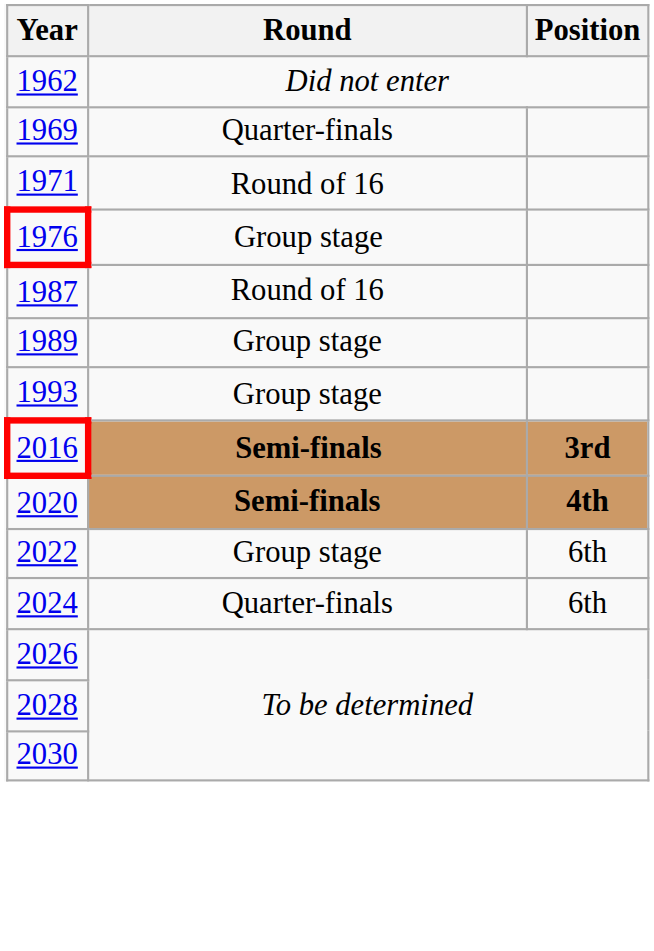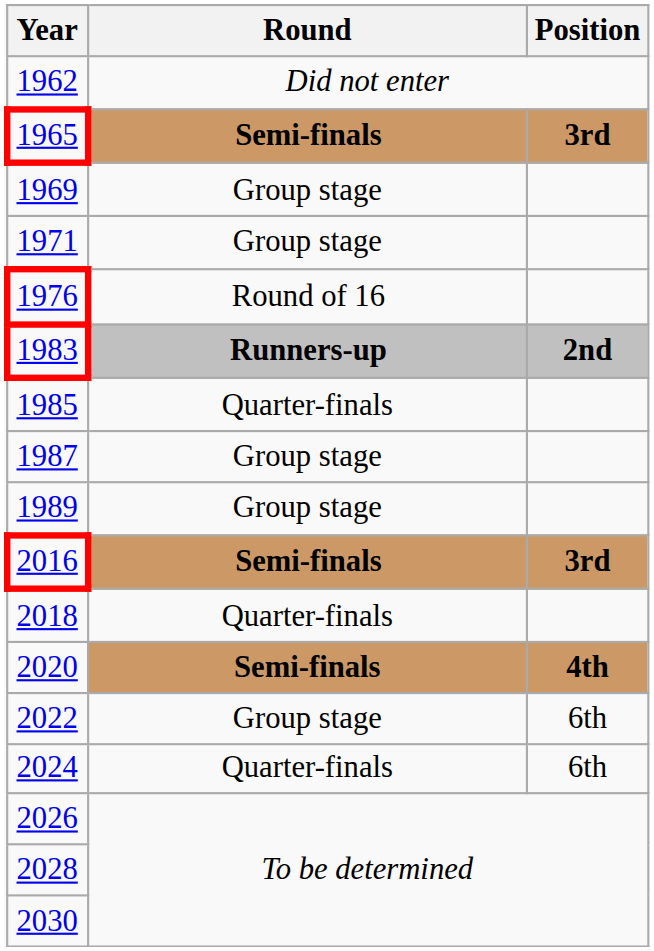+ row: (47, 135)
(307, 131) Quarter-finals -> (307, 189) Group stage
(307, 183) Round of 16 -> (307, 242) Group stage
(308, 236) Group stage -> (308, 295) Round of 16
+ row: (47, 350)
+ row: (47, 405)
(307, 290) Round of 16 -> (307, 456) Group stage
- row: (47, 392)
+ row: (47, 616)
